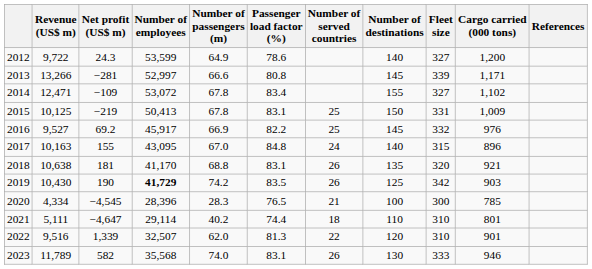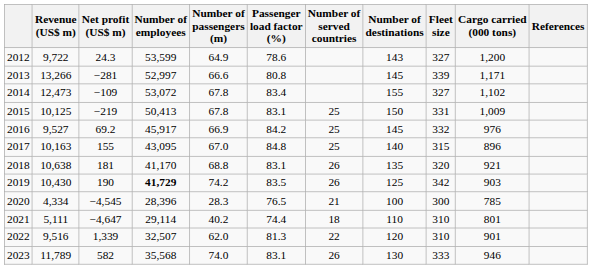(395, 57) 140 -> (395, 57) 143
(56, 93) 12,471 -> (56, 93) 12,473
(276, 129) 82.2 -> (276, 129) 84.2
(334, 147) 24 -> (334, 147) 25
